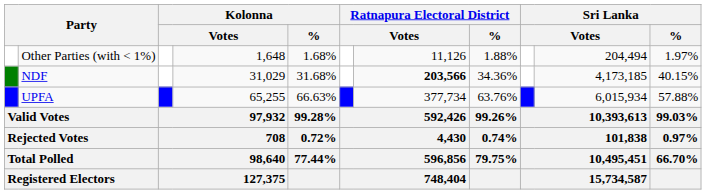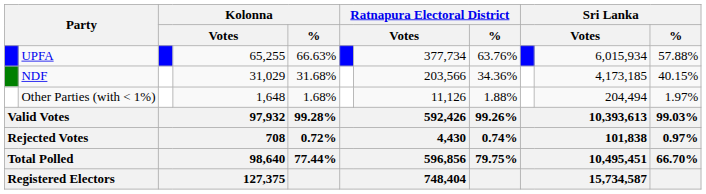rows swapped: (38, 96) <-> (88, 55)
(445, 76) bold -> (445, 76) normal
